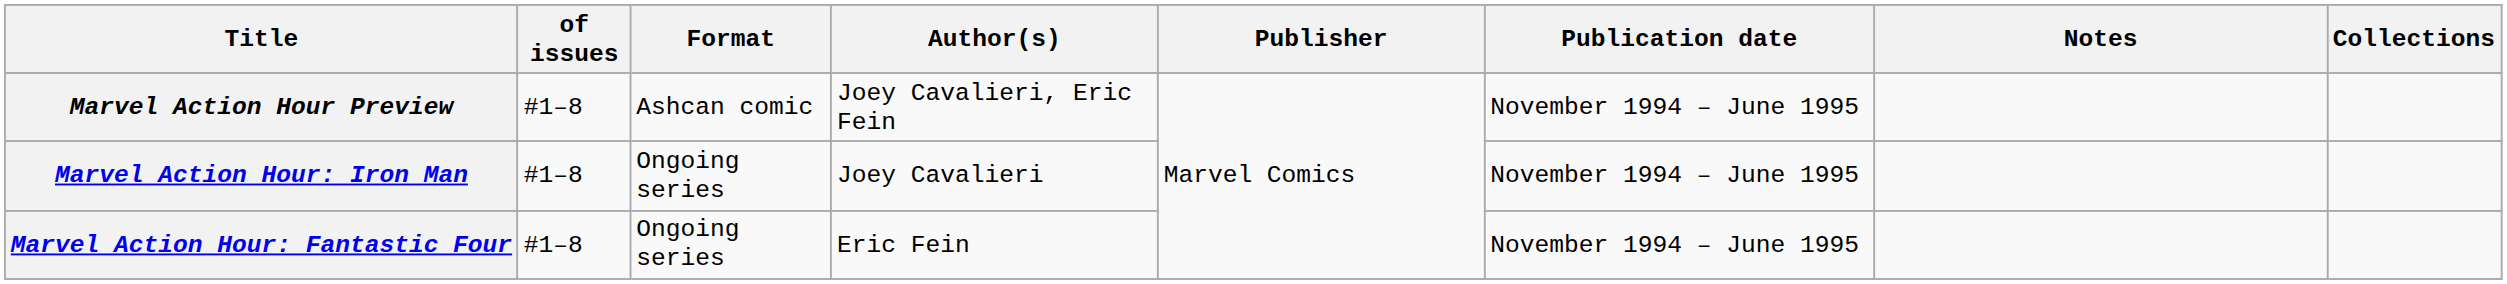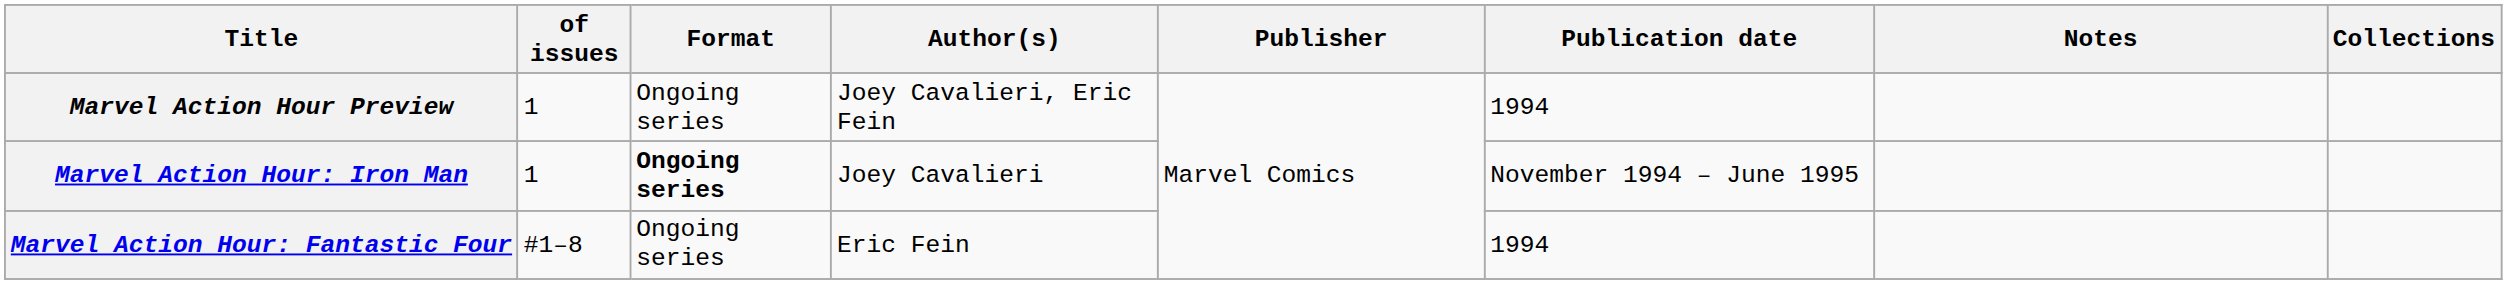(553, 108) #1–8 -> (531, 108) 1
(725, 108) Ashcan comic -> (688, 108) Ongoing series
(1675, 108) November 1994 – June 1995 -> (1520, 108) 1994
(553, 176) #1–8 -> (531, 176) 1
(688, 176) normal -> (688, 176) bold
(1675, 244) November 1994 – June 1995 -> (1520, 244) 1994
